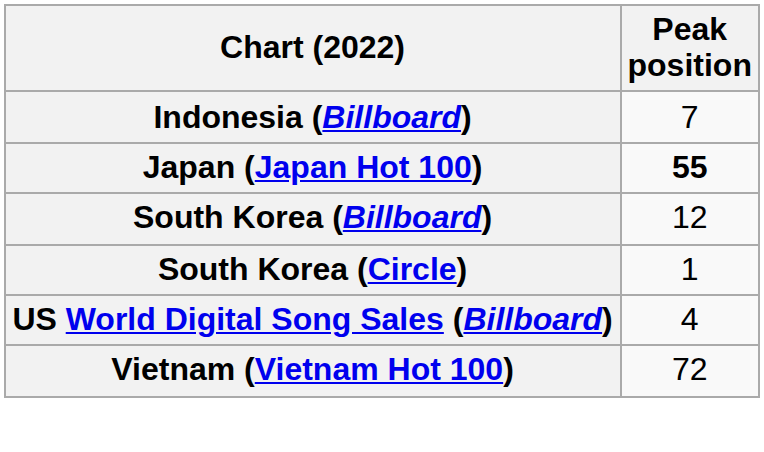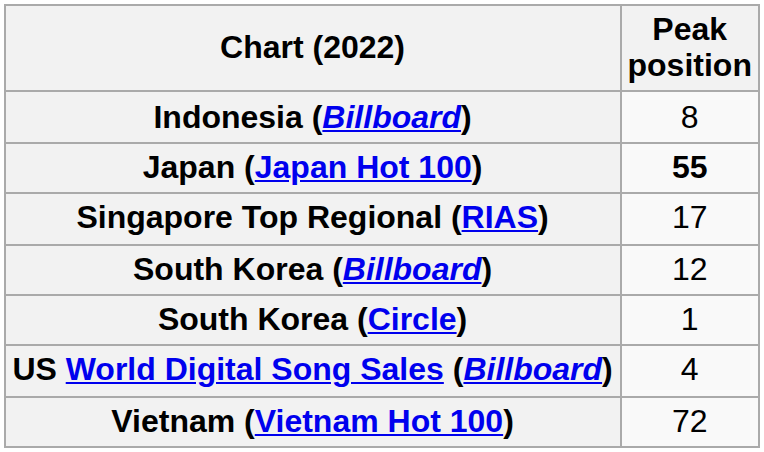(690, 116) 7 -> (690, 116) 8
+ row: (313, 218)
